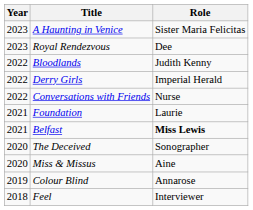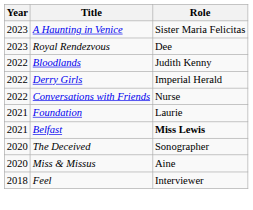- row: (60, 180)
